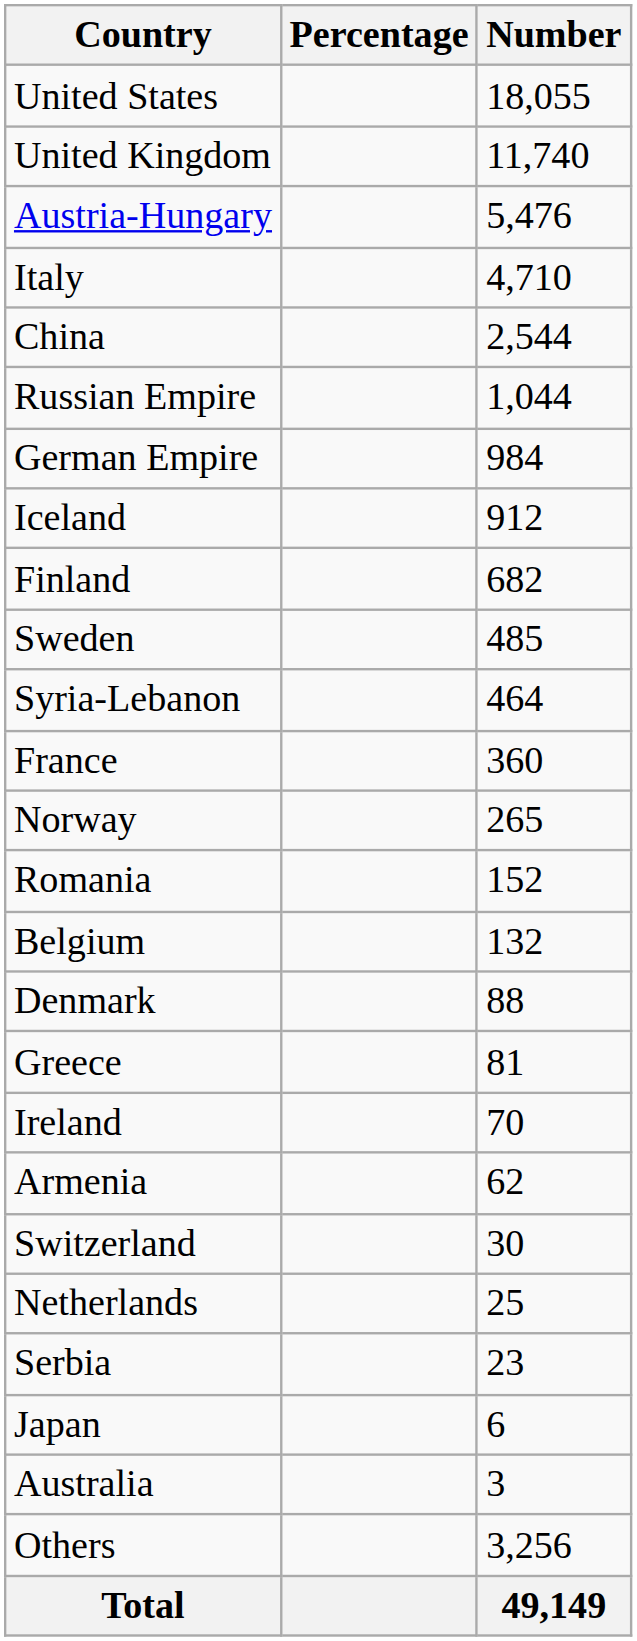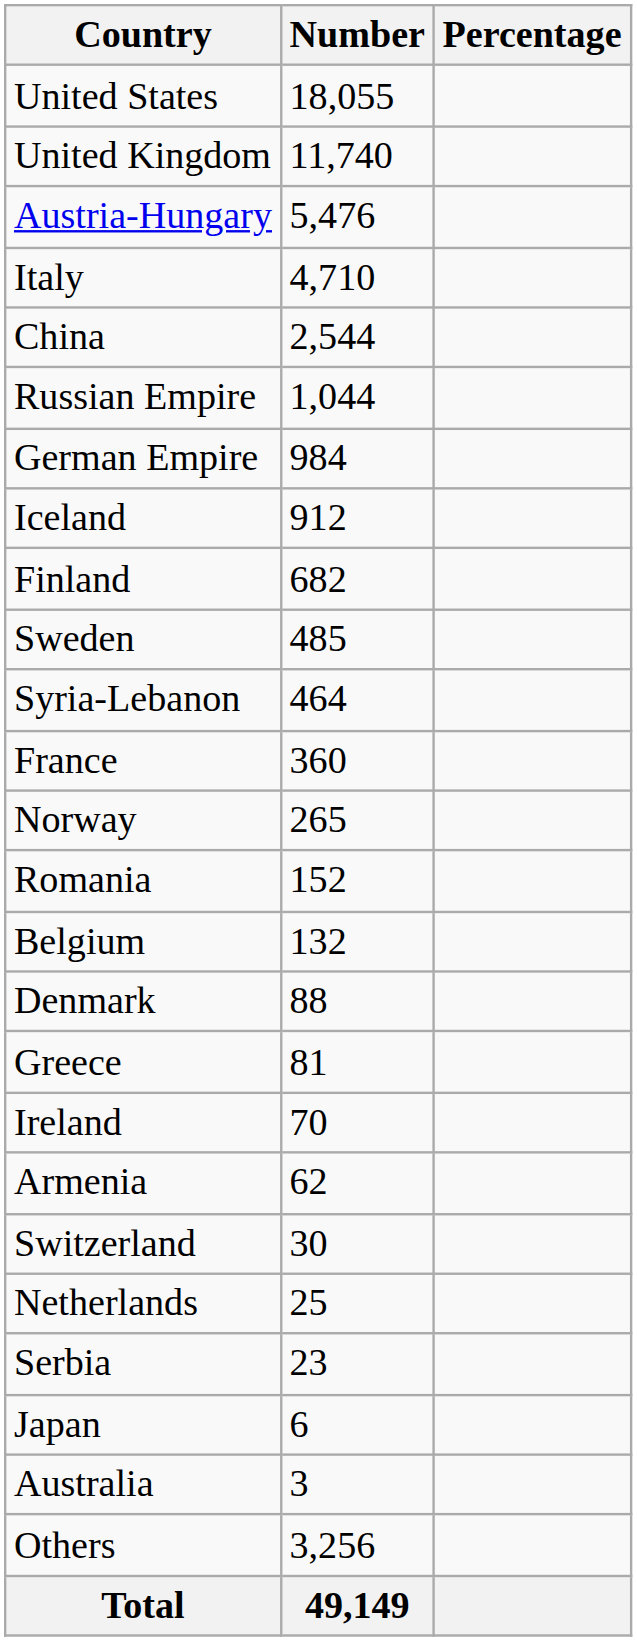columns swapped: (554, 34) <-> (379, 34)
